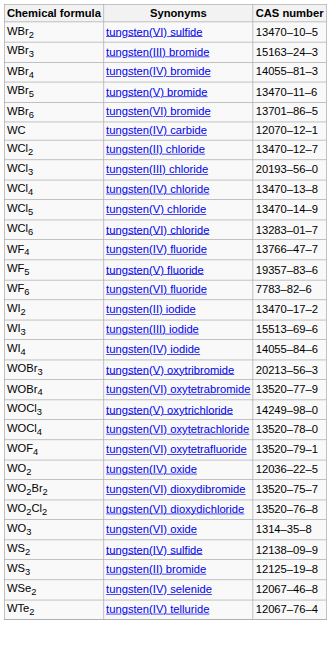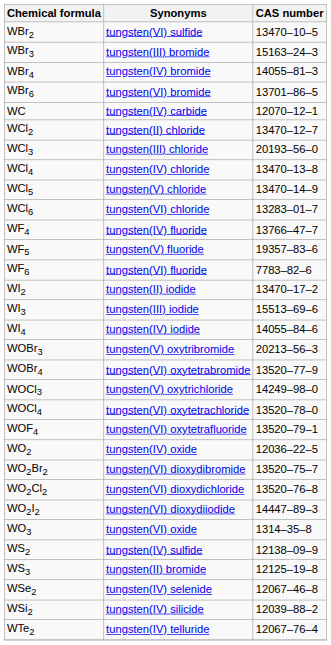- row: (20, 92)
+ row: (23, 510)
+ row: (20, 610)
